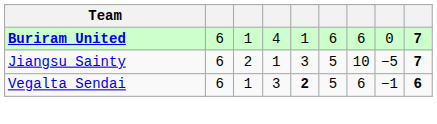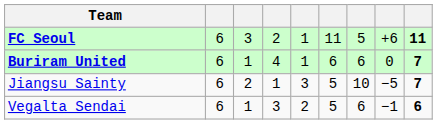+ row: (42, 39)
(305, 85) bold -> (305, 108) normal
